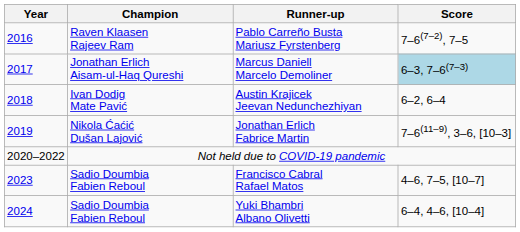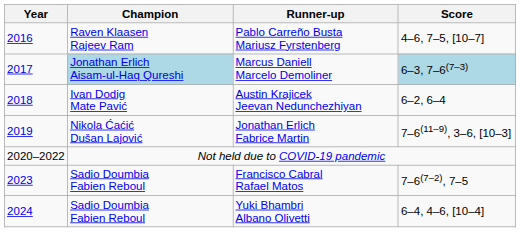(435, 38) 7–6(7–2), 7–5 -> (443, 38) 4–6, 7–5, [10–7]
(127, 69) no background -> (127, 69) lightblue background
(443, 181) 4–6, 7–5, [10–7] -> (435, 181) 7–6(7–2), 7–5
